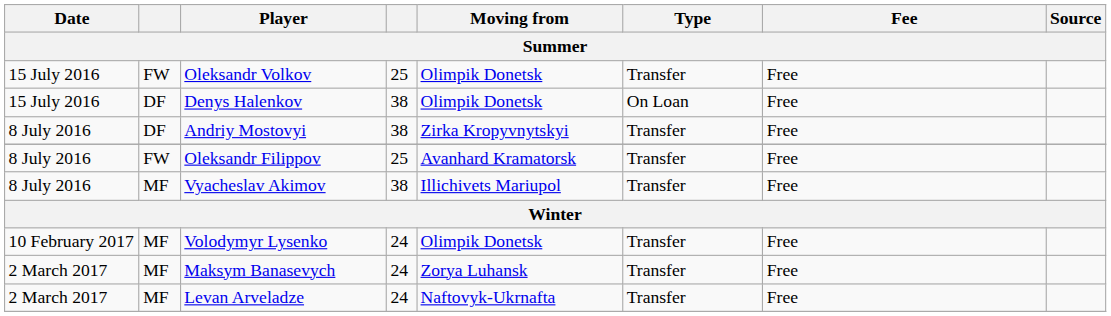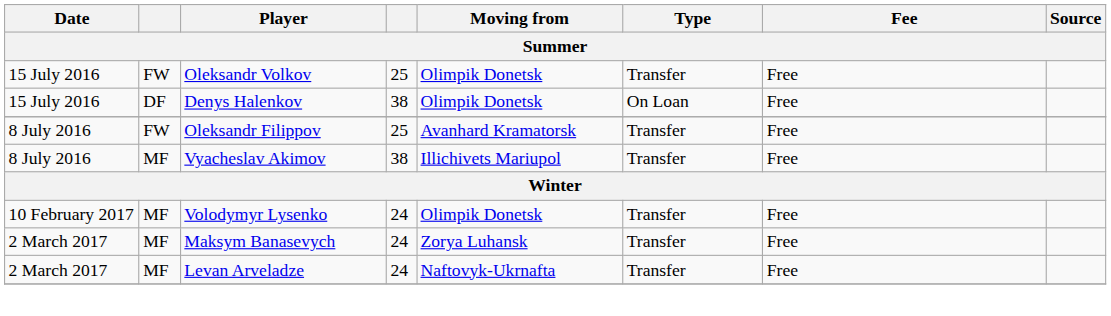- row: (245, 130)
